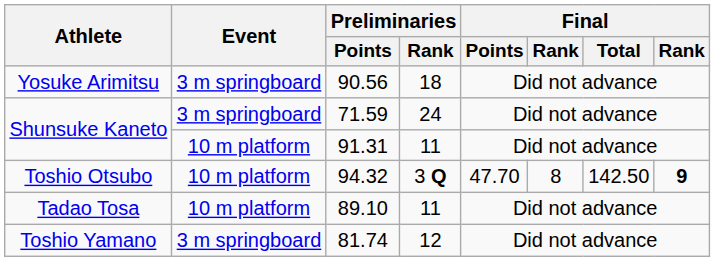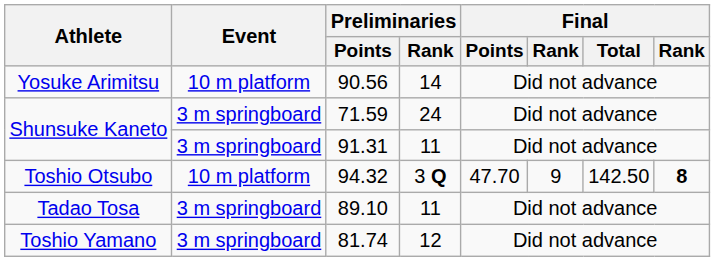(249, 82) 3 m springboard -> (249, 82) 10 m platform
(430, 82) 18 -> (430, 82) 14
(249, 146) 10 m platform -> (249, 146) 3 m springboard
(556, 177) 8 -> (556, 177) 9
(682, 177) 9 -> (682, 177) 8
(249, 209) 10 m platform -> (249, 209) 3 m springboard
